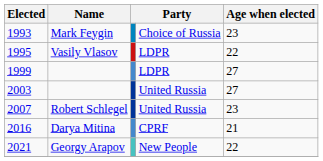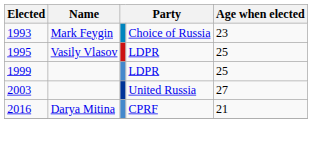(232, 52) 22 -> (222, 52) 25
(232, 71) 27 -> (222, 71) 25
- row: (19, 109)
- row: (19, 147)
